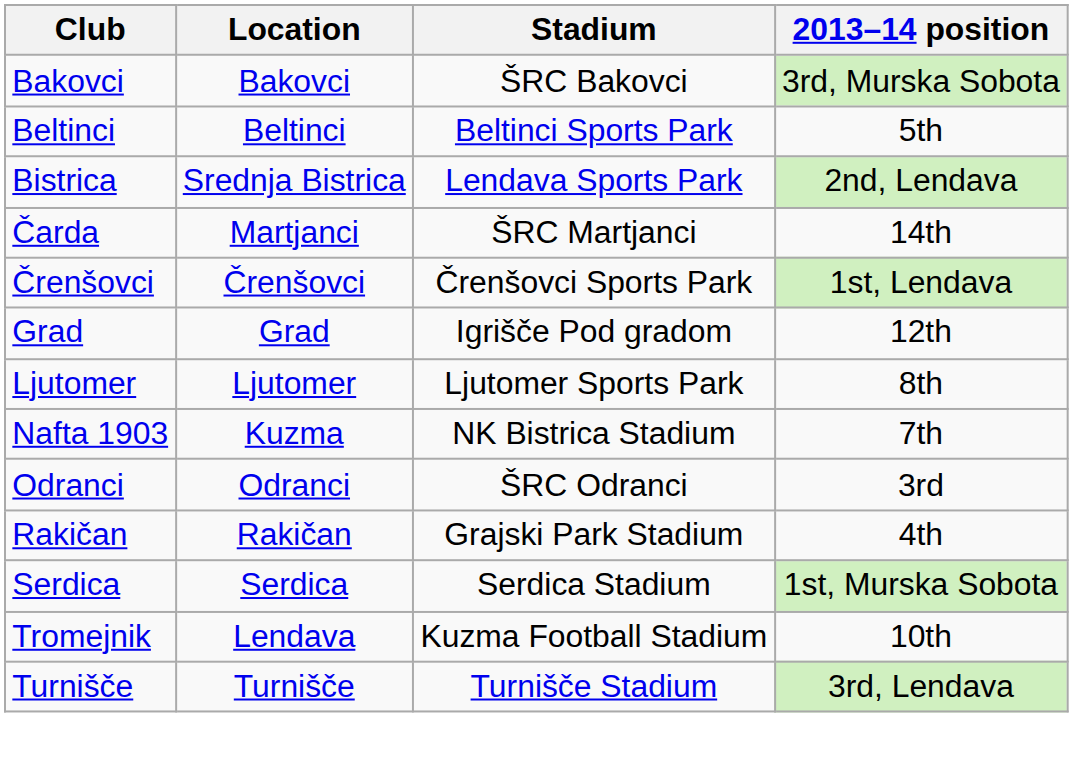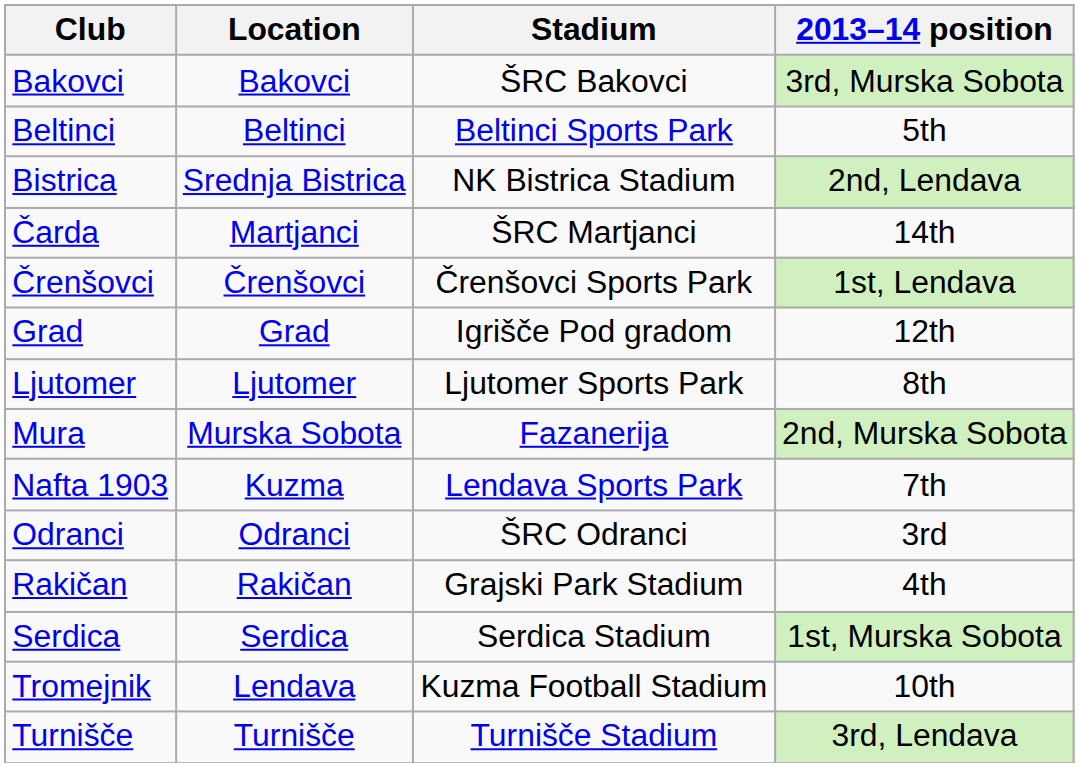(594, 181) Lendava Sports Park -> (594, 181) NK Bistrica Stadium
+ row: (49, 433)
(594, 433) NK Bistrica Stadium -> (594, 484) Lendava Sports Park
